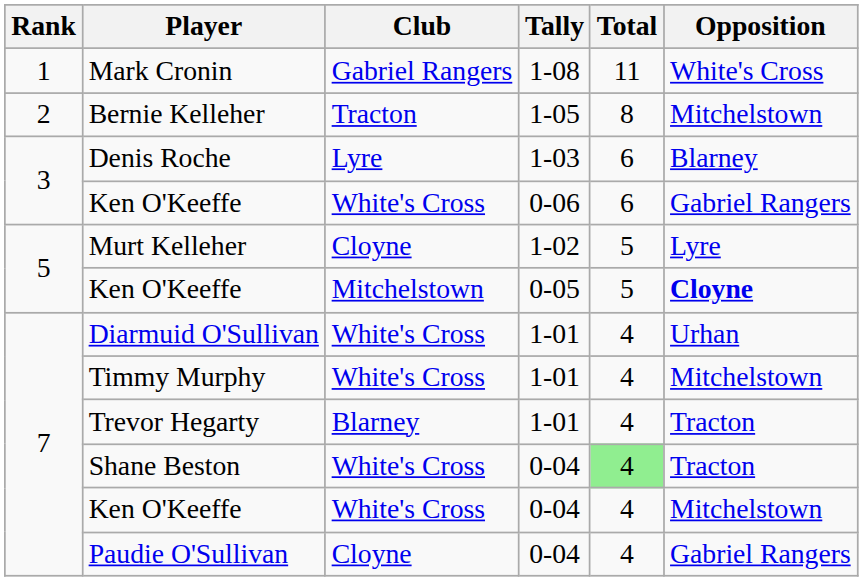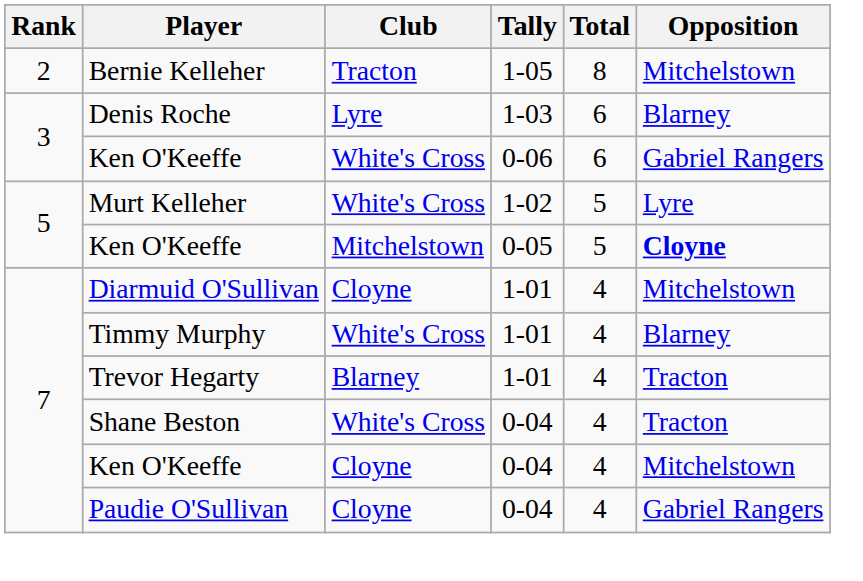- row: (161, 70)
(372, 245) Cloyne -> (408, 202) White's Cross
(408, 333) White's Cross -> (372, 289) Cloyne
(705, 333) Urhan -> (719, 289) Mitchelstown
(746, 377) Mitchelstown -> (687, 333) Blarney
(627, 465) lightgreen background -> (600, 421) no background
(408, 509) White's Cross -> (372, 465) Cloyne
